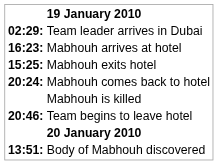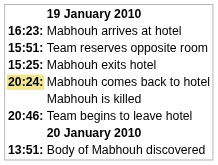- row: (125, 31)
+ row: (127, 48)
(26, 82) no background -> (26, 82) khaki background
